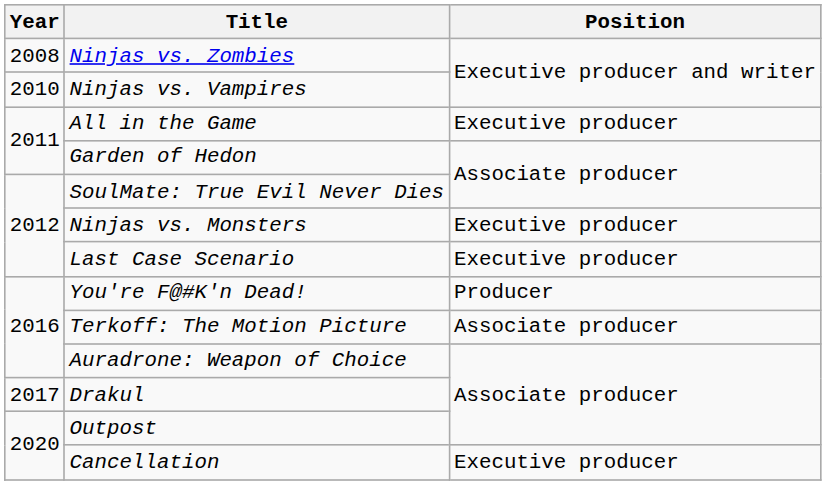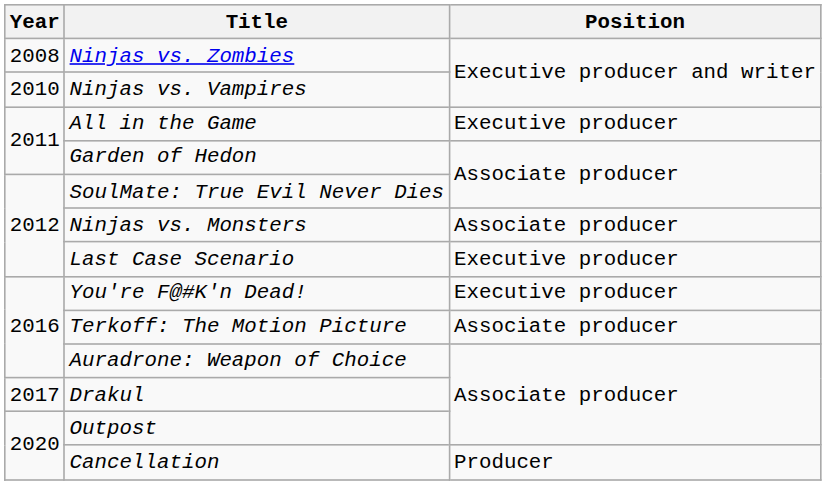(566, 225) Executive producer -> (566, 225) Associate producer
(504, 293) Producer -> (566, 293) Executive producer
(566, 462) Executive producer -> (504, 462) Producer
